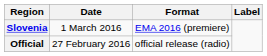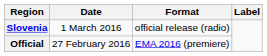(182, 28) EMA 2016 (premiere) -> (182, 28) official release (radio)
(182, 43) official release (radio) -> (182, 43) EMA 2016 (premiere)
